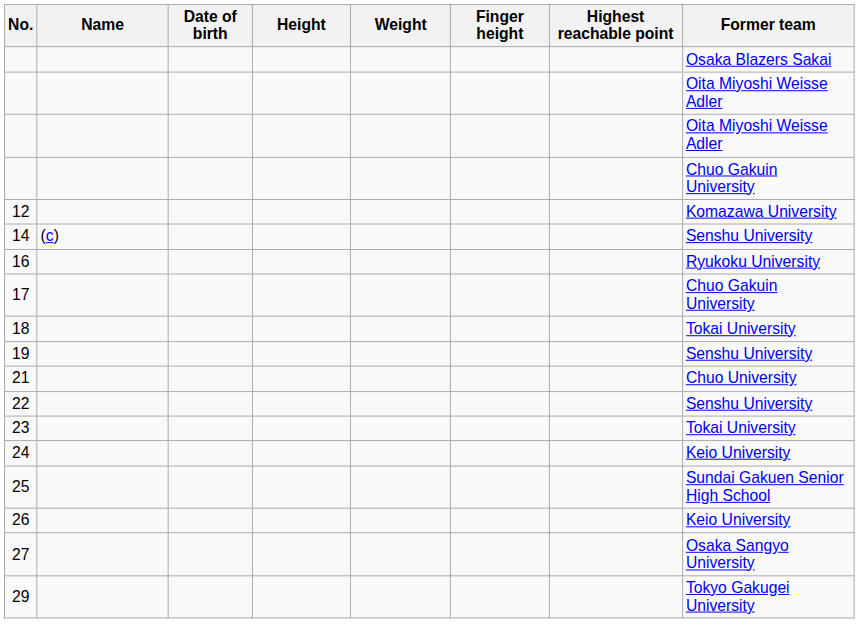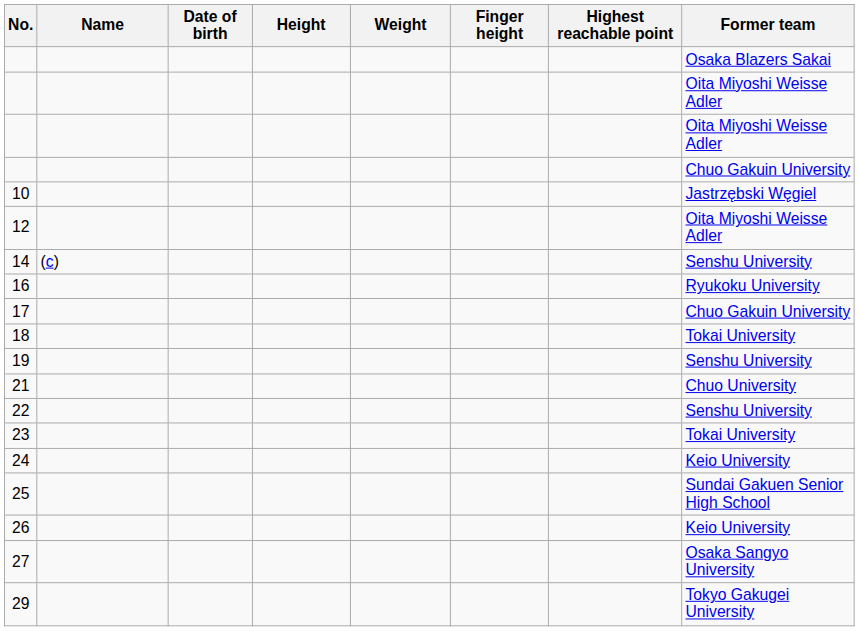+ row: (21, 194)
(761, 211) Komazawa University -> (756, 227) Oita Miyoshi Weisse Adler
